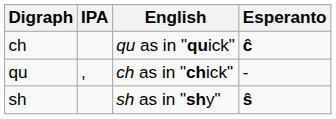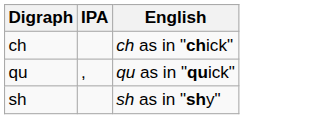- column: (285, 18)
(176, 45) qu as in "quick" -> (175, 45) ch as in "chick"
(175, 72) ch as in "chick" -> (176, 72) qu as in "quick"
